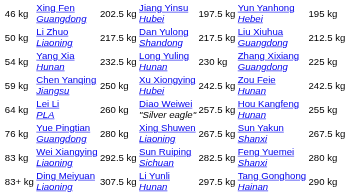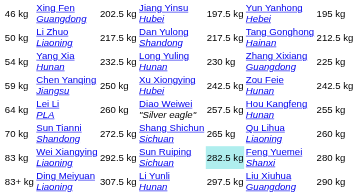(263, 37) Liu Xiuhua Guangdong -> (280, 37) Tang Gonghong Hainan
+ row: (17, 133)
- row: (17, 133)
(217, 157) no background -> (225, 157) paleturquoise background
(272, 181) Tang Gonghong Hainan -> (271, 181) Liu Xiuhua Guangdong
